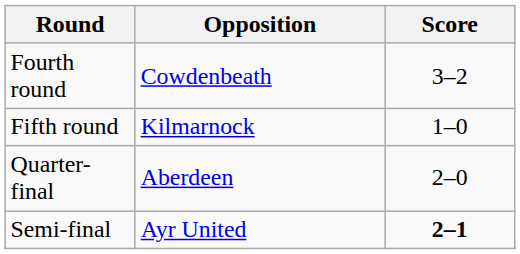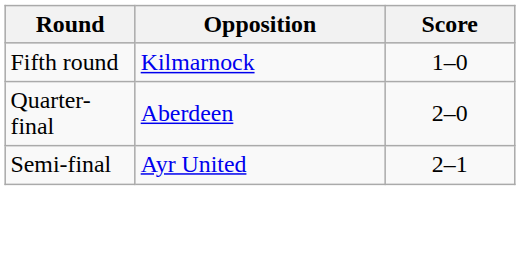- row: (42, 75)
(450, 229) bold -> (450, 164) normal
